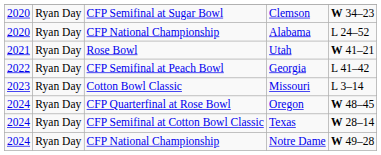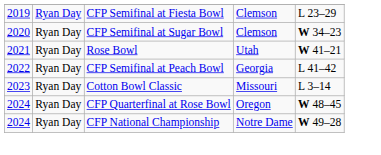+ row: (155, 13)
- row: (153, 31)
- row: (175, 123)
